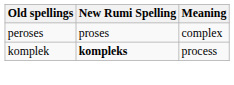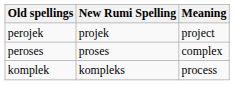+ row: (26, 32)
(103, 51) bold -> (102, 70) normal
